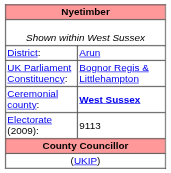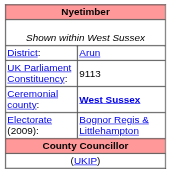(114, 73) Bognor Regis & Littlehampton -> (90, 73) 9113
(90, 125) 9113 -> (114, 125) Bognor Regis & Littlehampton
